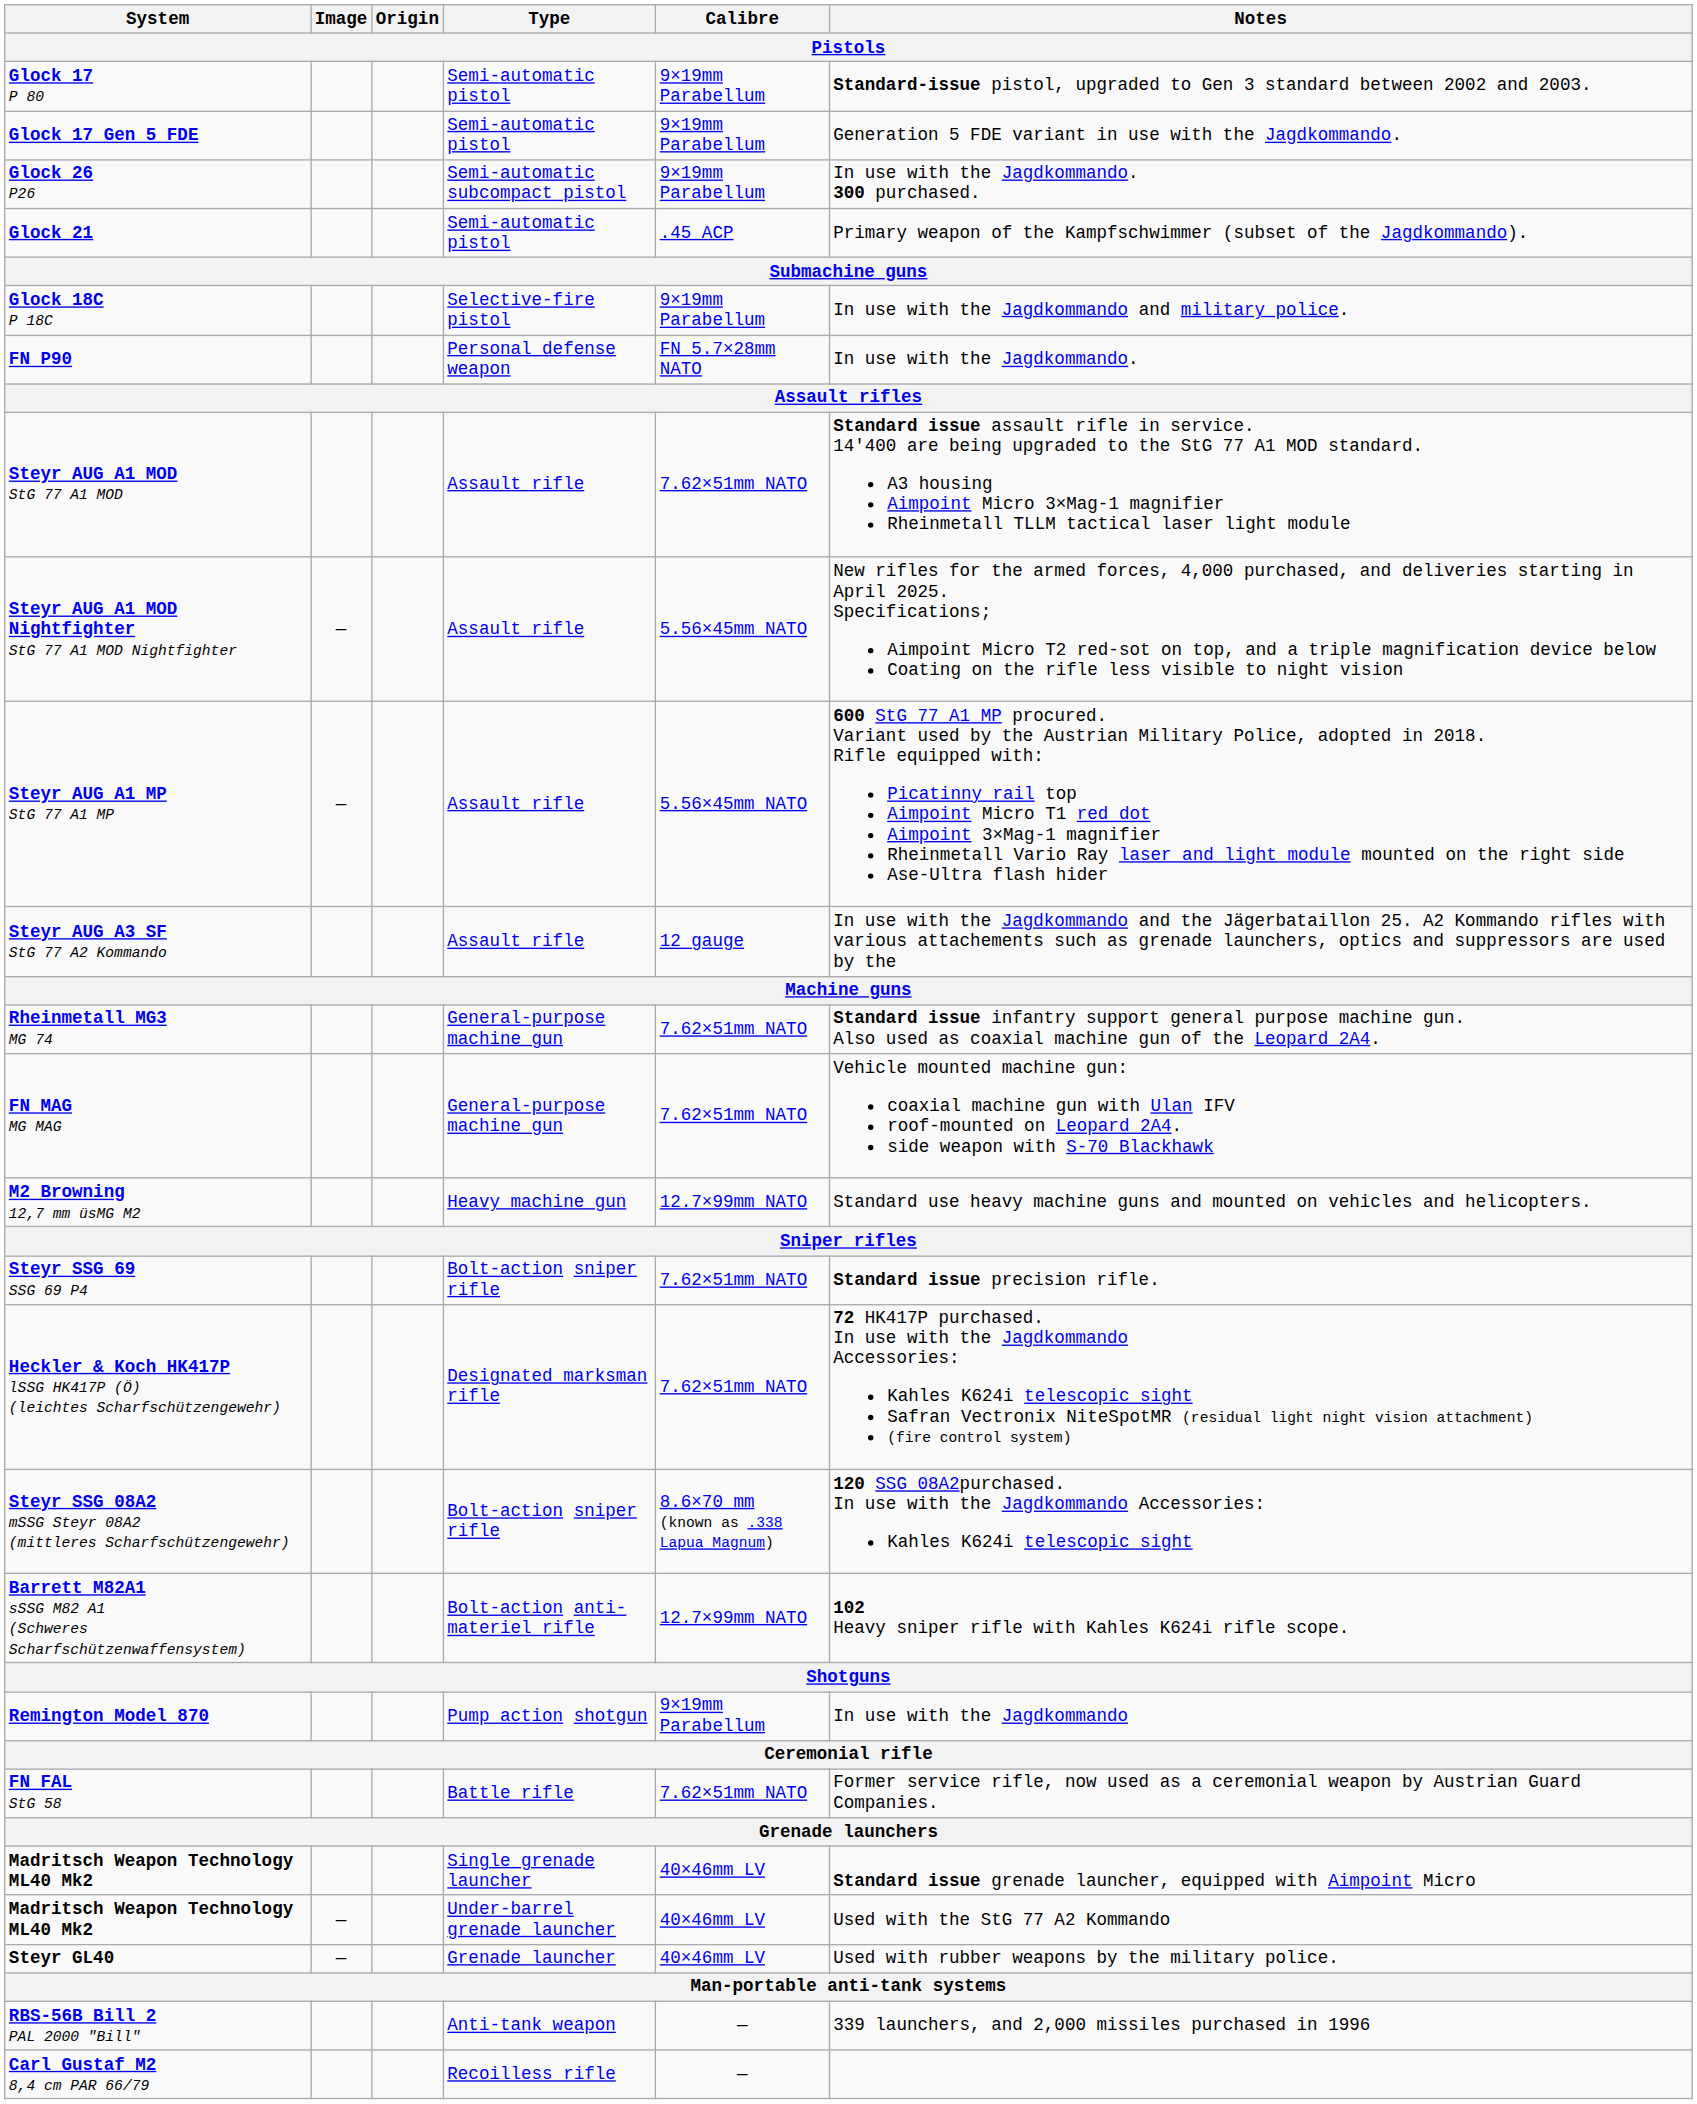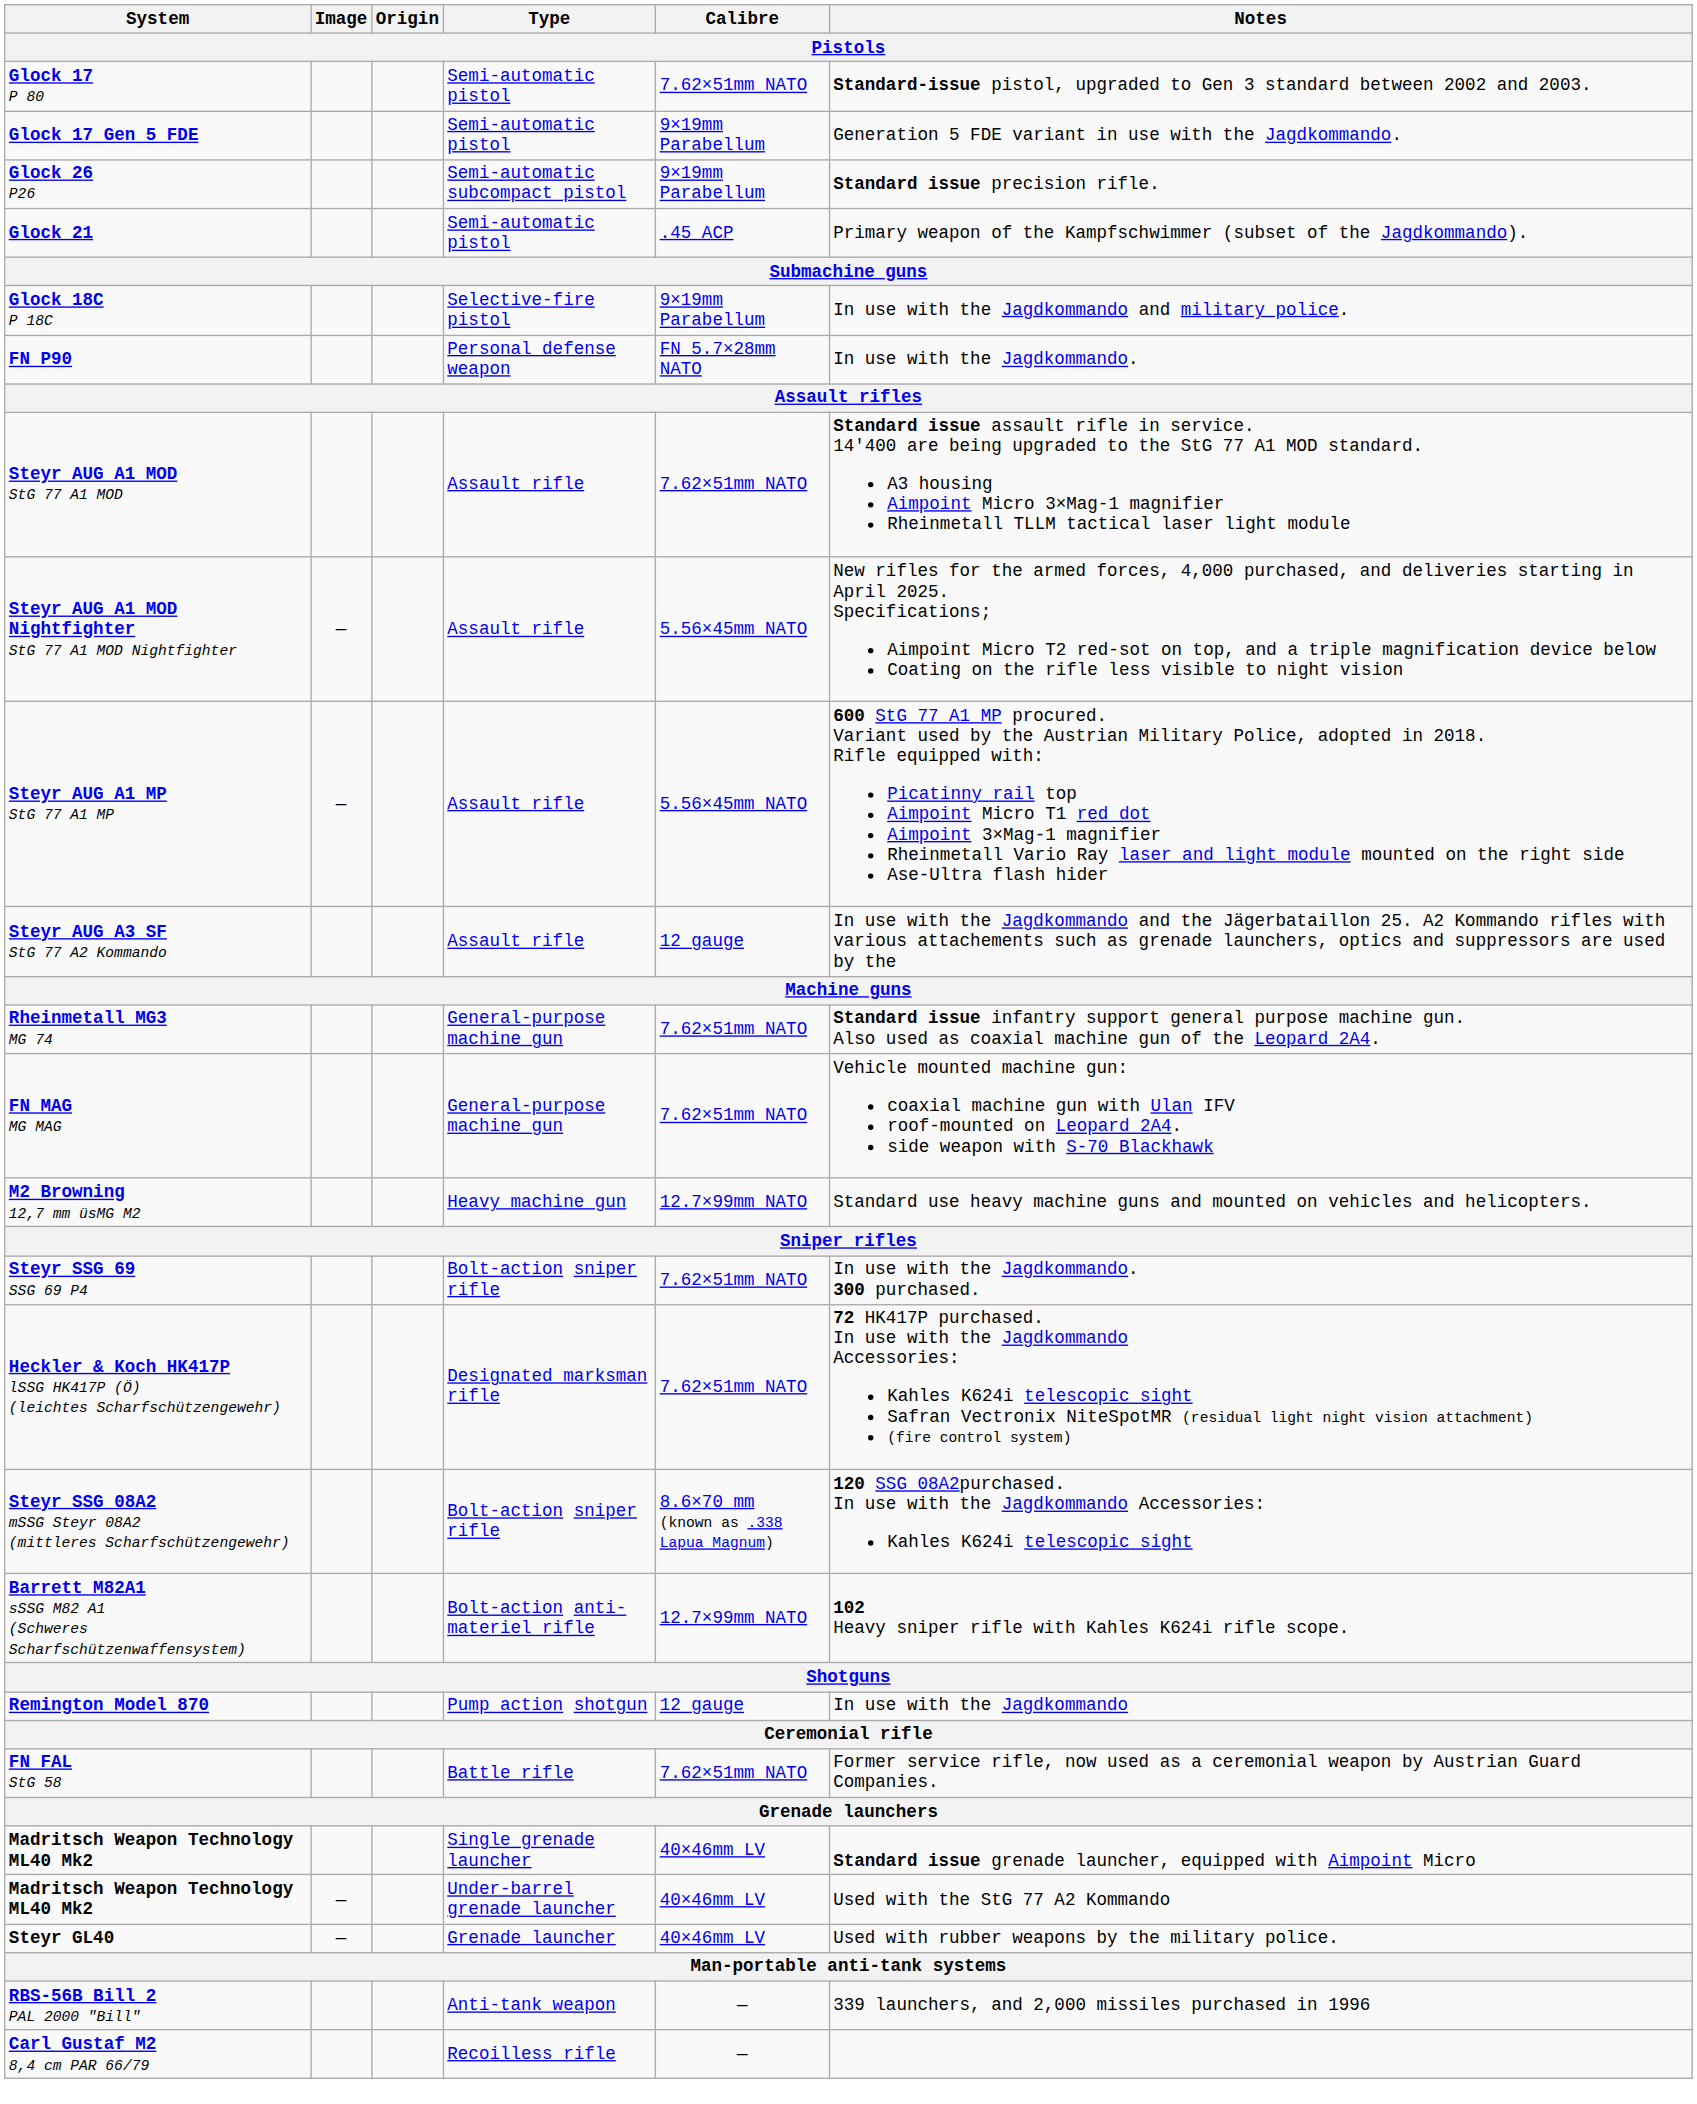(712, 86) 9×19mm Parabellum -> (733, 86) 7.62×51mm NATO
(986, 184) In use with the Jagdkommando. 300 purchased. -> (996, 184) Standard issue precision rifle.
(996, 1280) Standard issue precision rifle. -> (986, 1280) In use with the Jagdkommando. 300 purchased.
(712, 1716) 9×19mm Parabellum -> (702, 1706) 12 gauge
